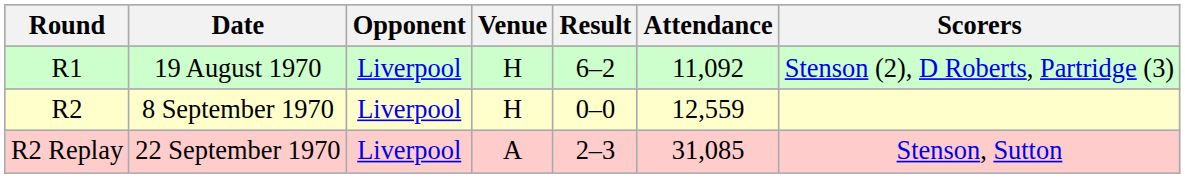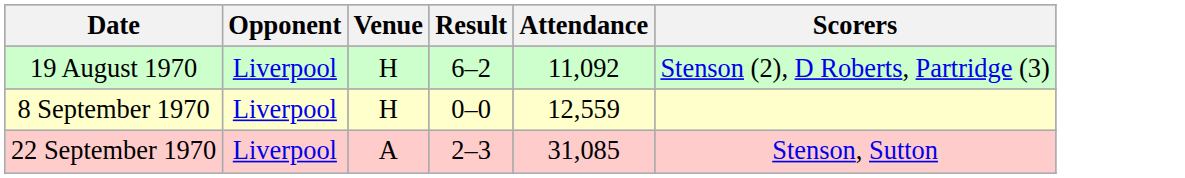- column: (67, 25)
